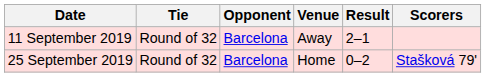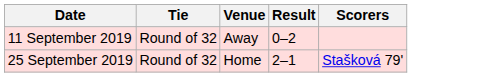- column: (257, 15)
(358, 38) 2–1 -> (284, 38) 0–2
(358, 60) 0–2 -> (284, 60) 2–1
